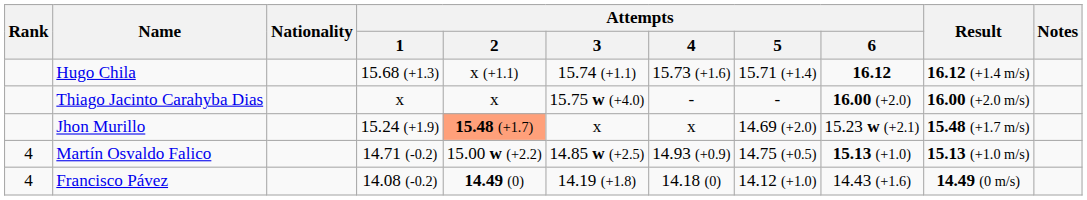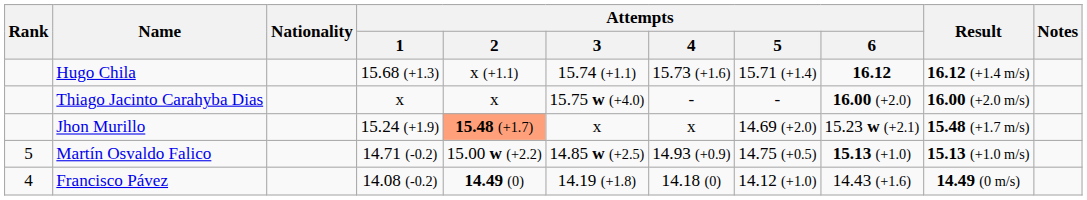(28, 153) 4 -> (28, 153) 5
